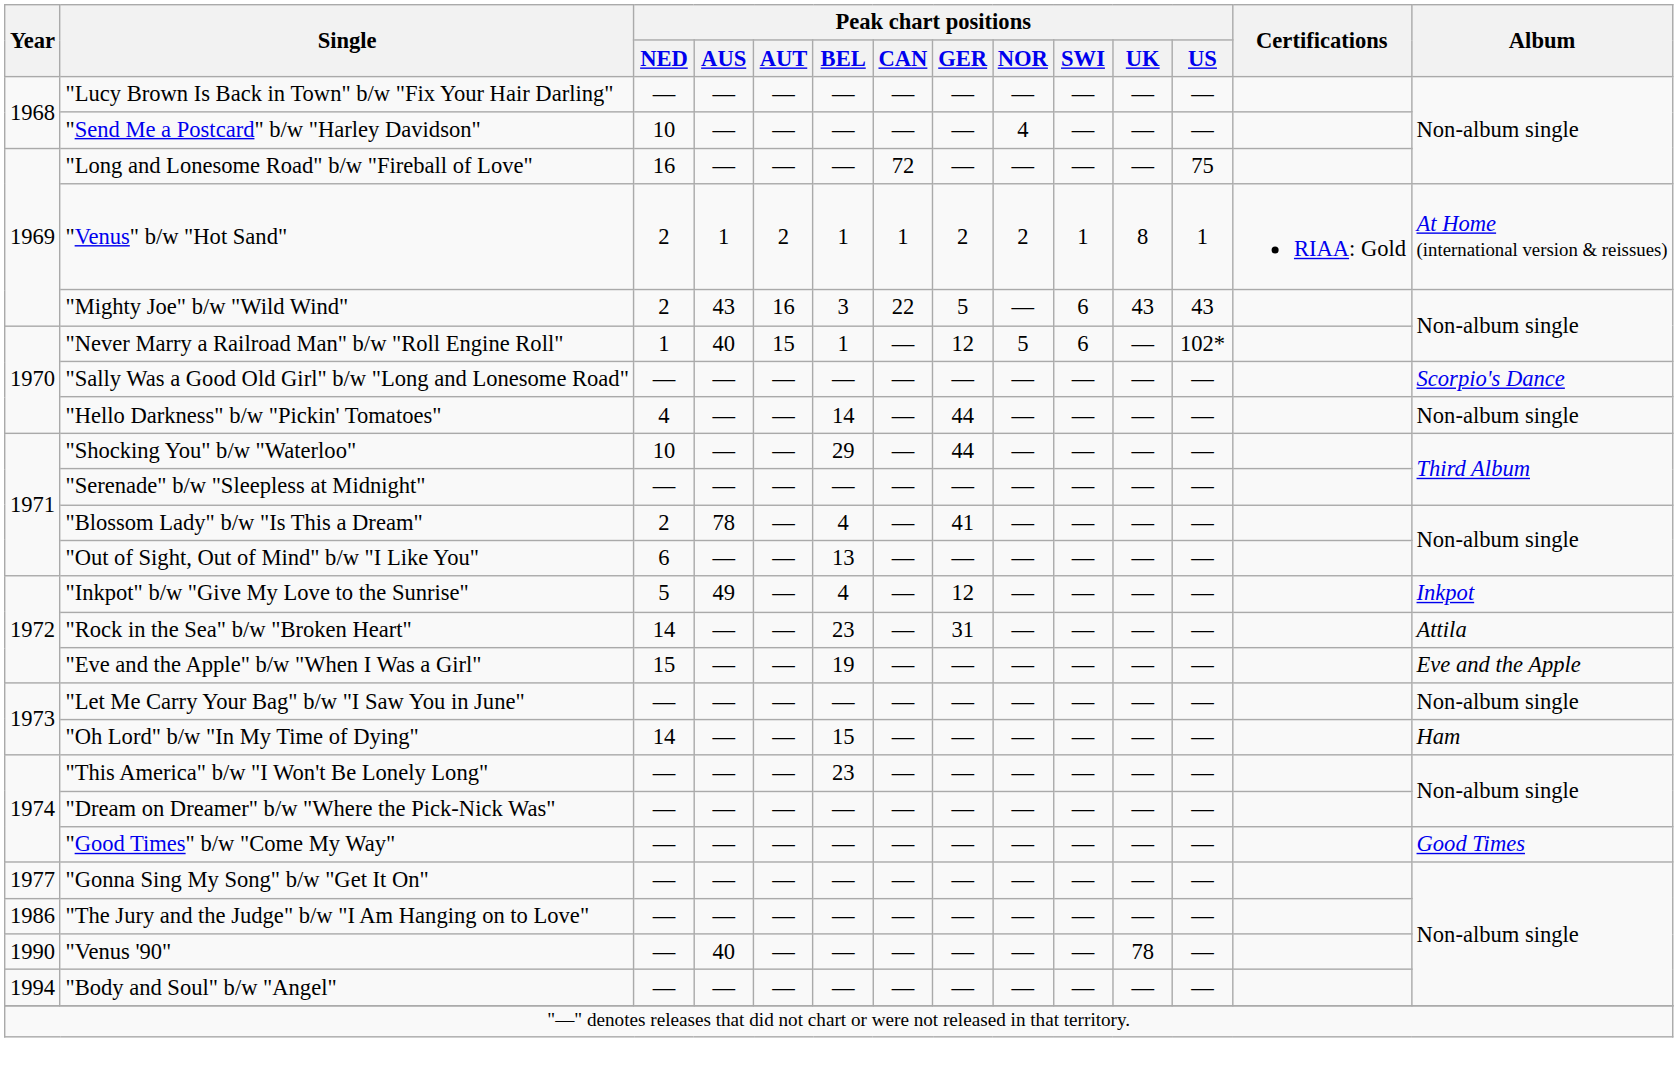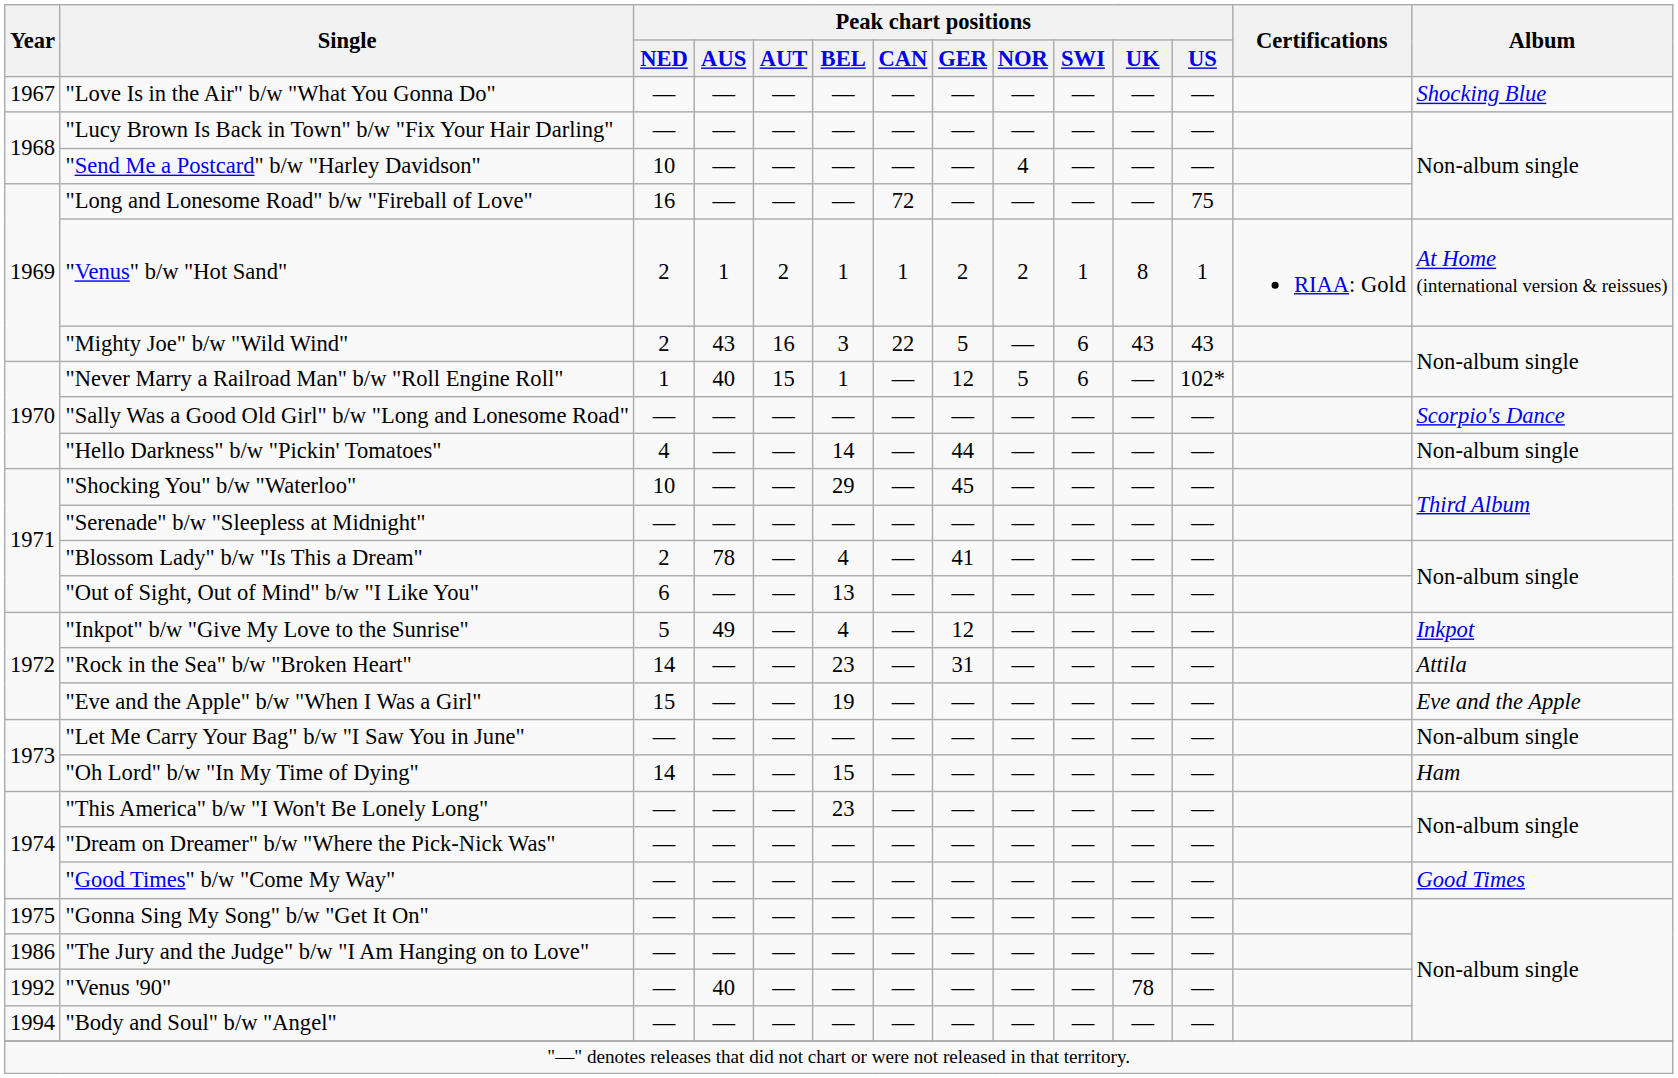+ row: (281, 93)
(963, 450) 44 -> (963, 486) 45
(32, 880) 1977 -> (32, 915) 1975
(32, 951) 1990 -> (32, 987) 1992
